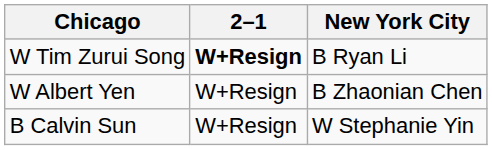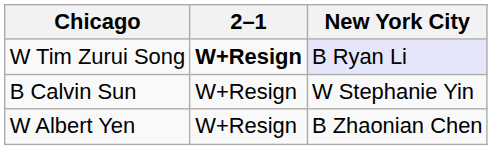(359, 56) no background -> (359, 56) lavender background
rows swapped: (73, 126) <-> (72, 91)
